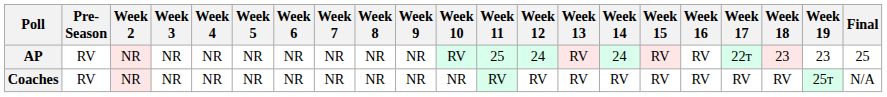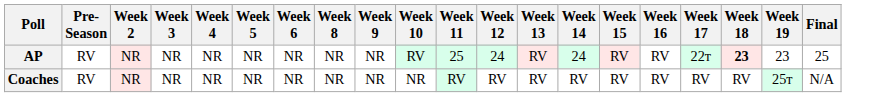- column: (334, 25)
(782, 56) normal -> (742, 56) bold
